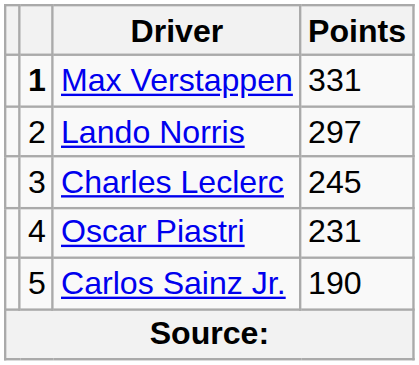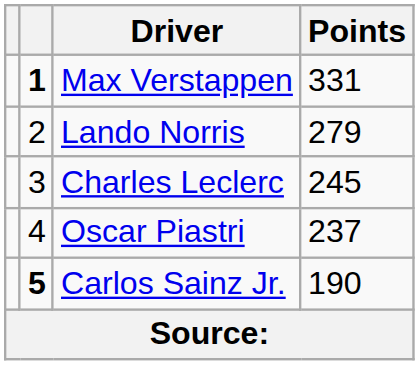(335, 131) 297 -> (335, 131) 279
(335, 232) 231 -> (335, 232) 237
(37, 283) normal -> (37, 283) bold
